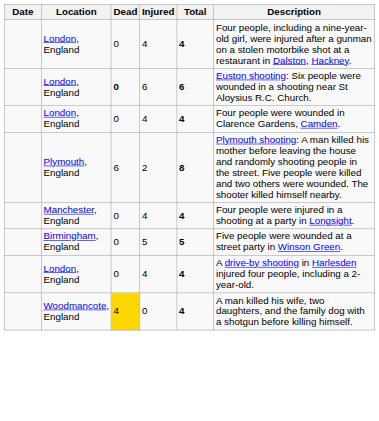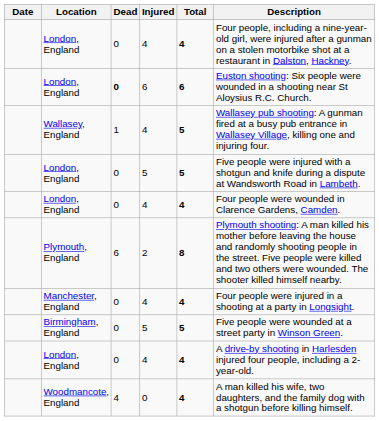+ row: (64, 130)
+ row: (61, 172)
(116, 311) gold background -> (116, 397) no background
